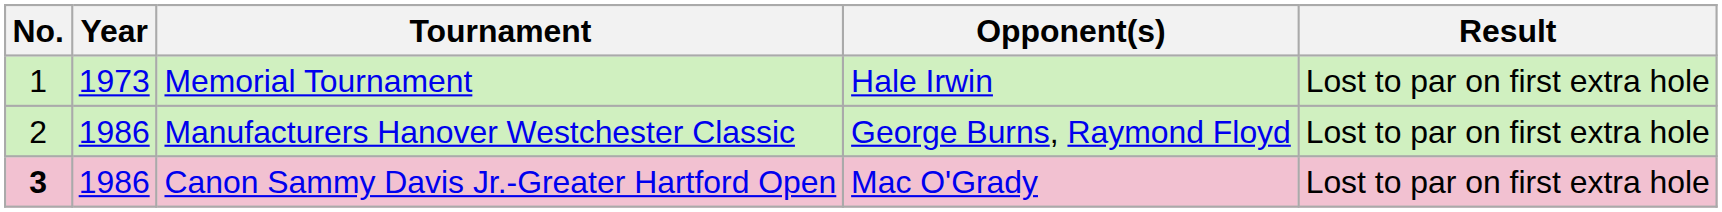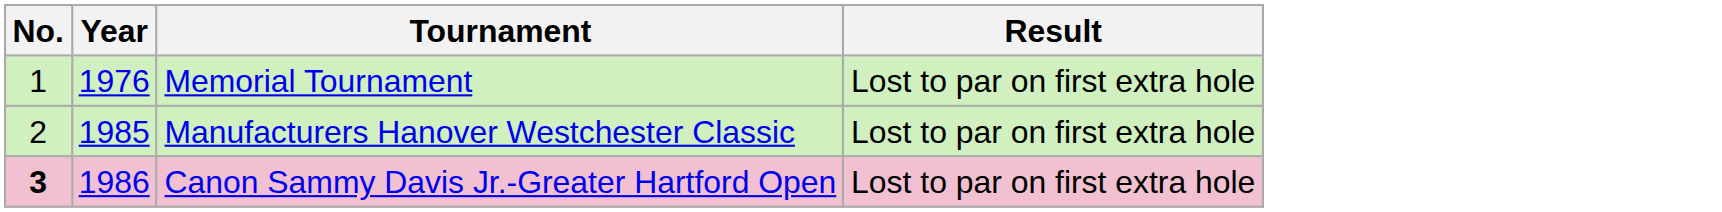- column: (1071, 31)
(114, 81) 1973 -> (114, 81) 1976
(114, 132) 1986 -> (114, 132) 1985
